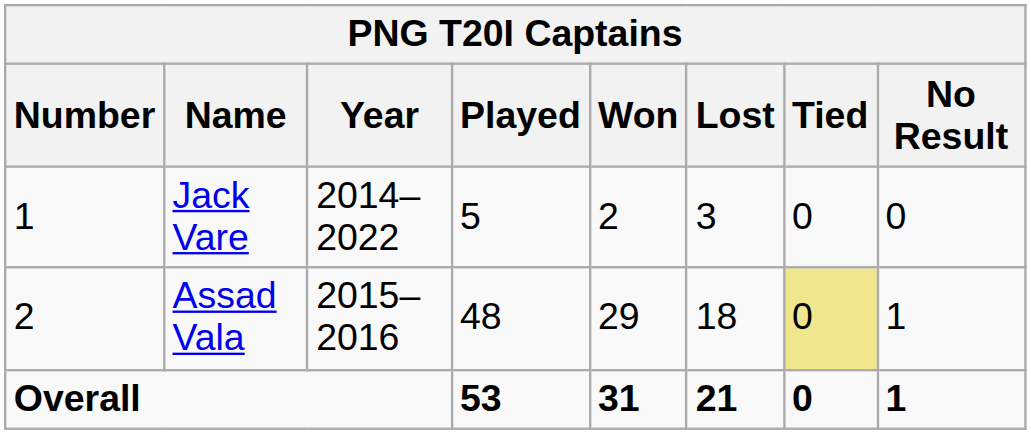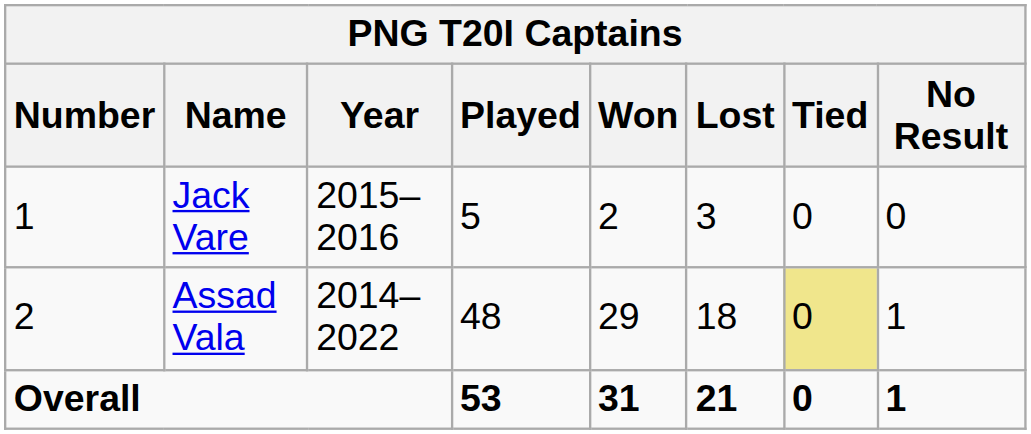(368, 216) 2014–2022 -> (368, 216) 2015–2016
(368, 317) 2015–2016 -> (368, 317) 2014–2022
